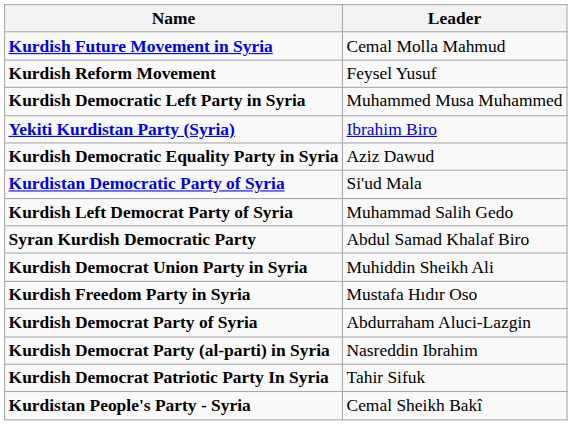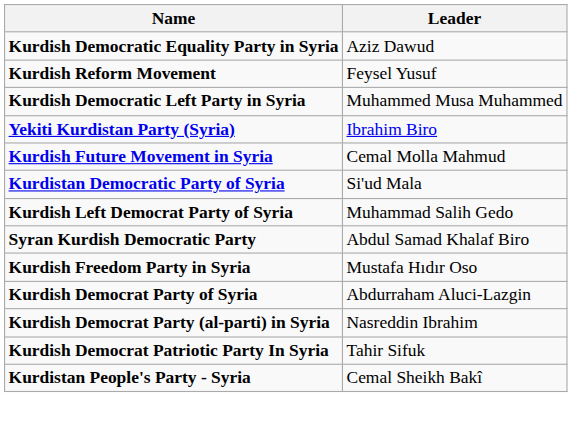rows swapped: (174, 156) <-> (141, 45)
- row: (158, 267)
